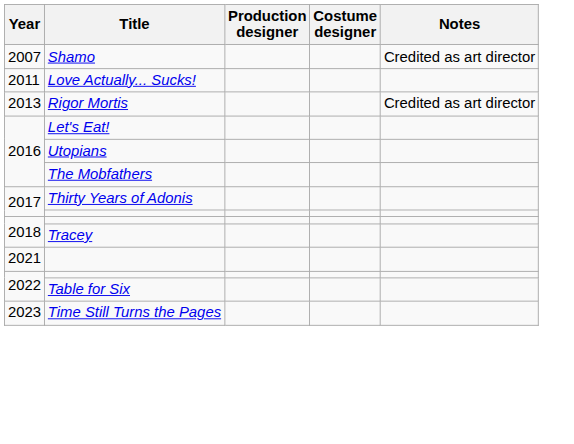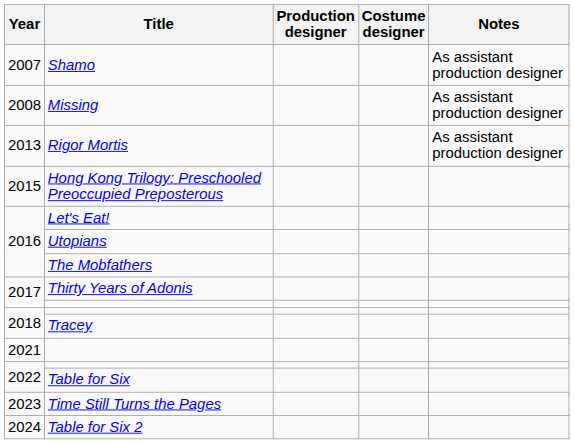(460, 56) Credited as art director -> (498, 65) As assistant production designer
+ row: (24, 105)
- row: (24, 80)
(460, 103) Credited as art director -> (498, 145) As assistant production designer
+ row: (24, 186)
+ row: (24, 427)
